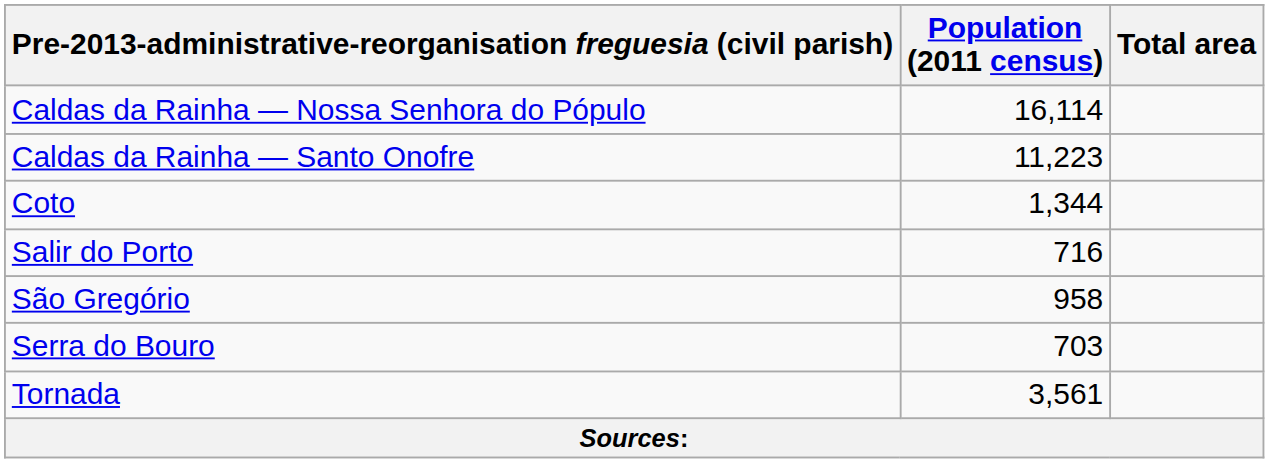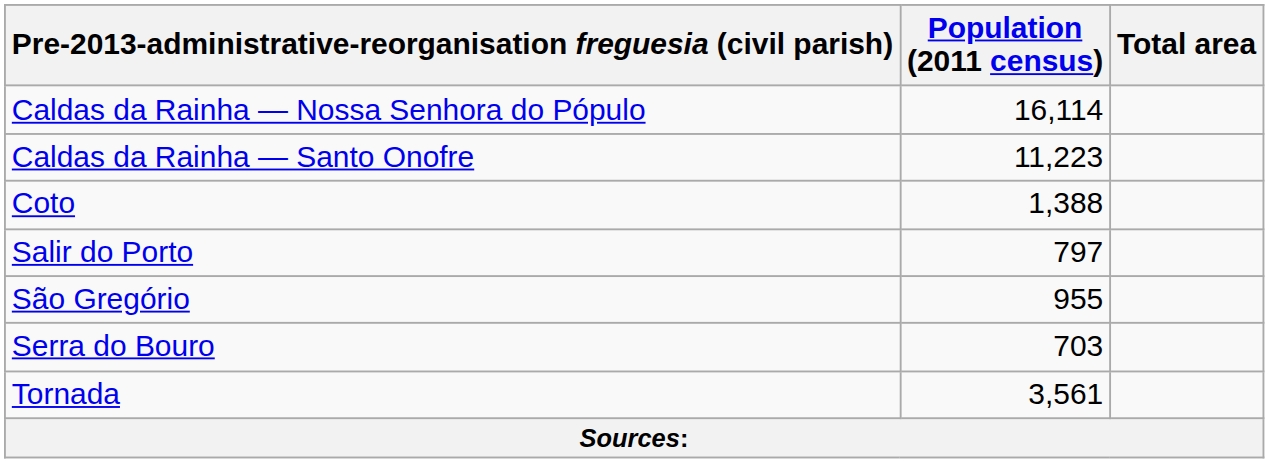(1066, 204) 1,344 -> (1066, 204) 1,388
(1078, 251) 716 -> (1078, 251) 797
(1078, 299) 958 -> (1078, 299) 955
